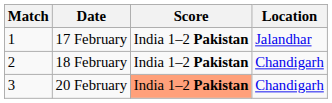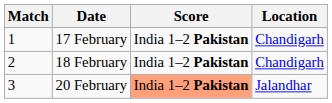(283, 39) Jalandhar -> (289, 39) Chandigarh
(289, 86) Chandigarh -> (283, 86) Jalandhar
